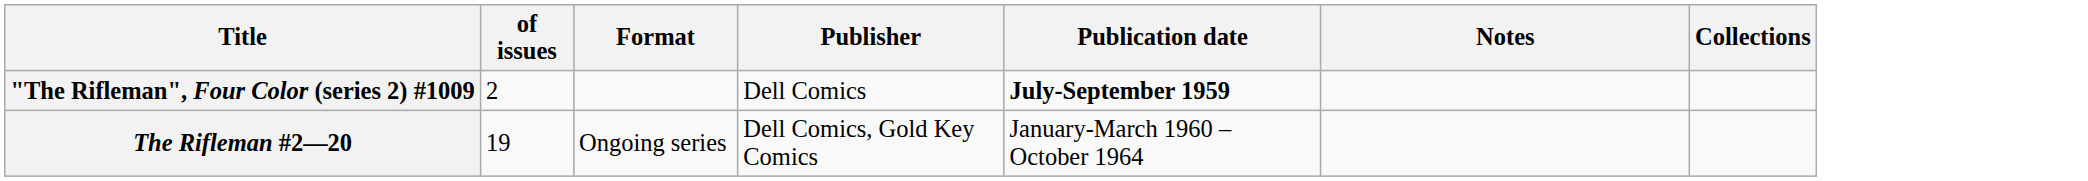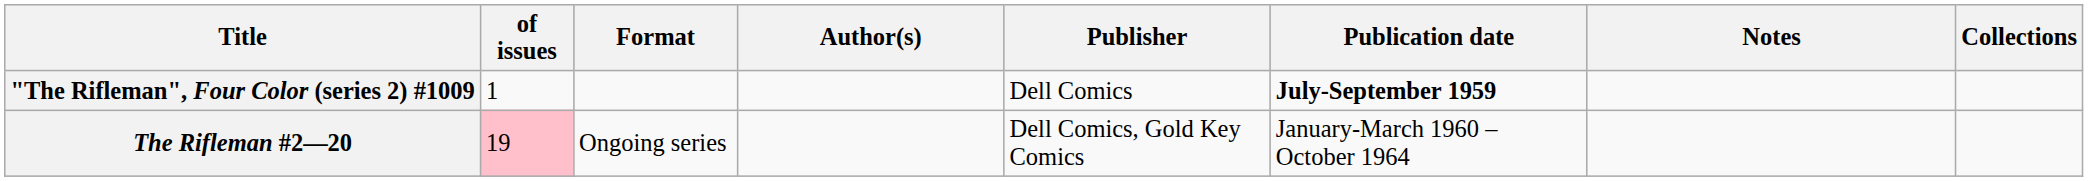+ column: (871, 37)
(492, 90) 2 -> (492, 90) 1
(498, 142) no background -> (498, 142) pink background
